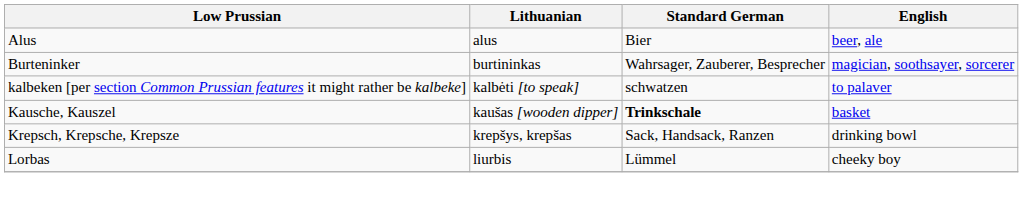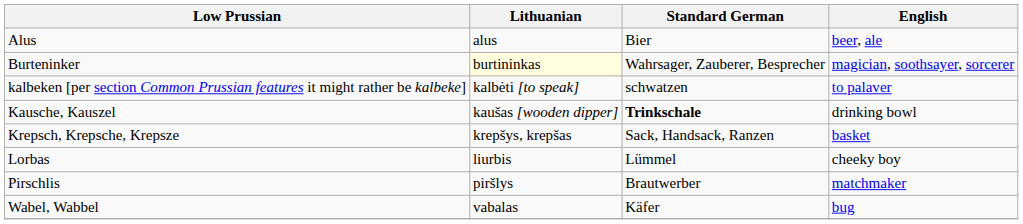(507, 64) no background -> (507, 64) lightyellow background
(851, 111) basket -> (874, 111) drinking bowl
(874, 135) drinking bowl -> (851, 135) basket
+ row: (34, 183)
+ row: (53, 207)
